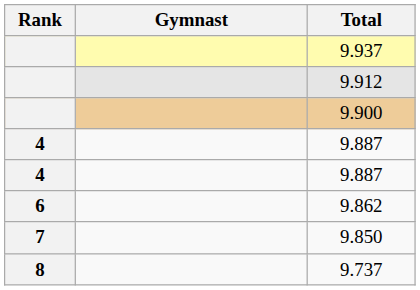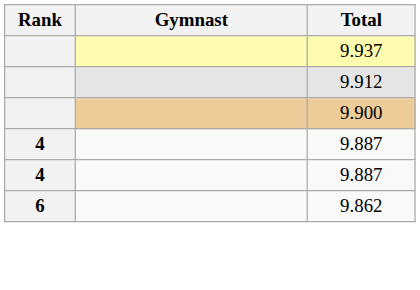- row: (40, 237)
- row: (40, 268)
